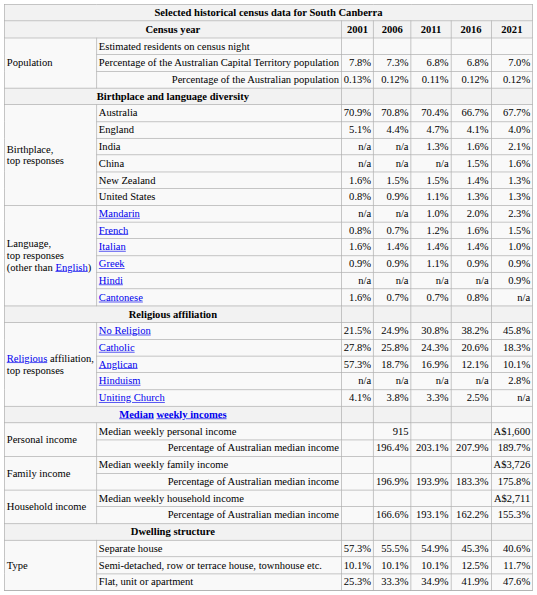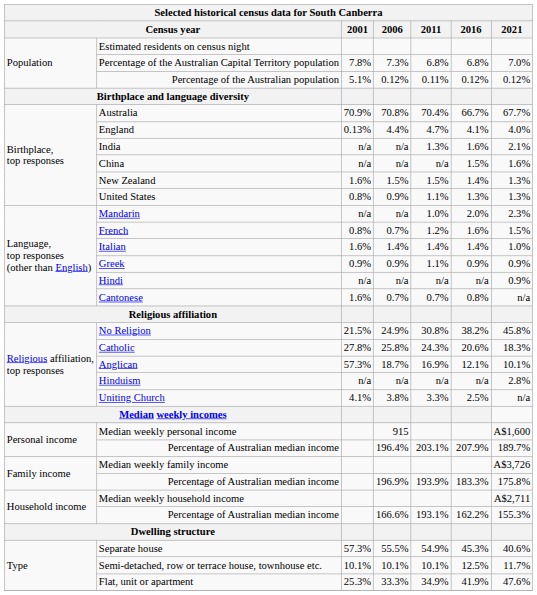(357, 79) 0.13% -> (360, 79) 5.1%
(360, 130) 5.1% -> (357, 130) 0.13%
